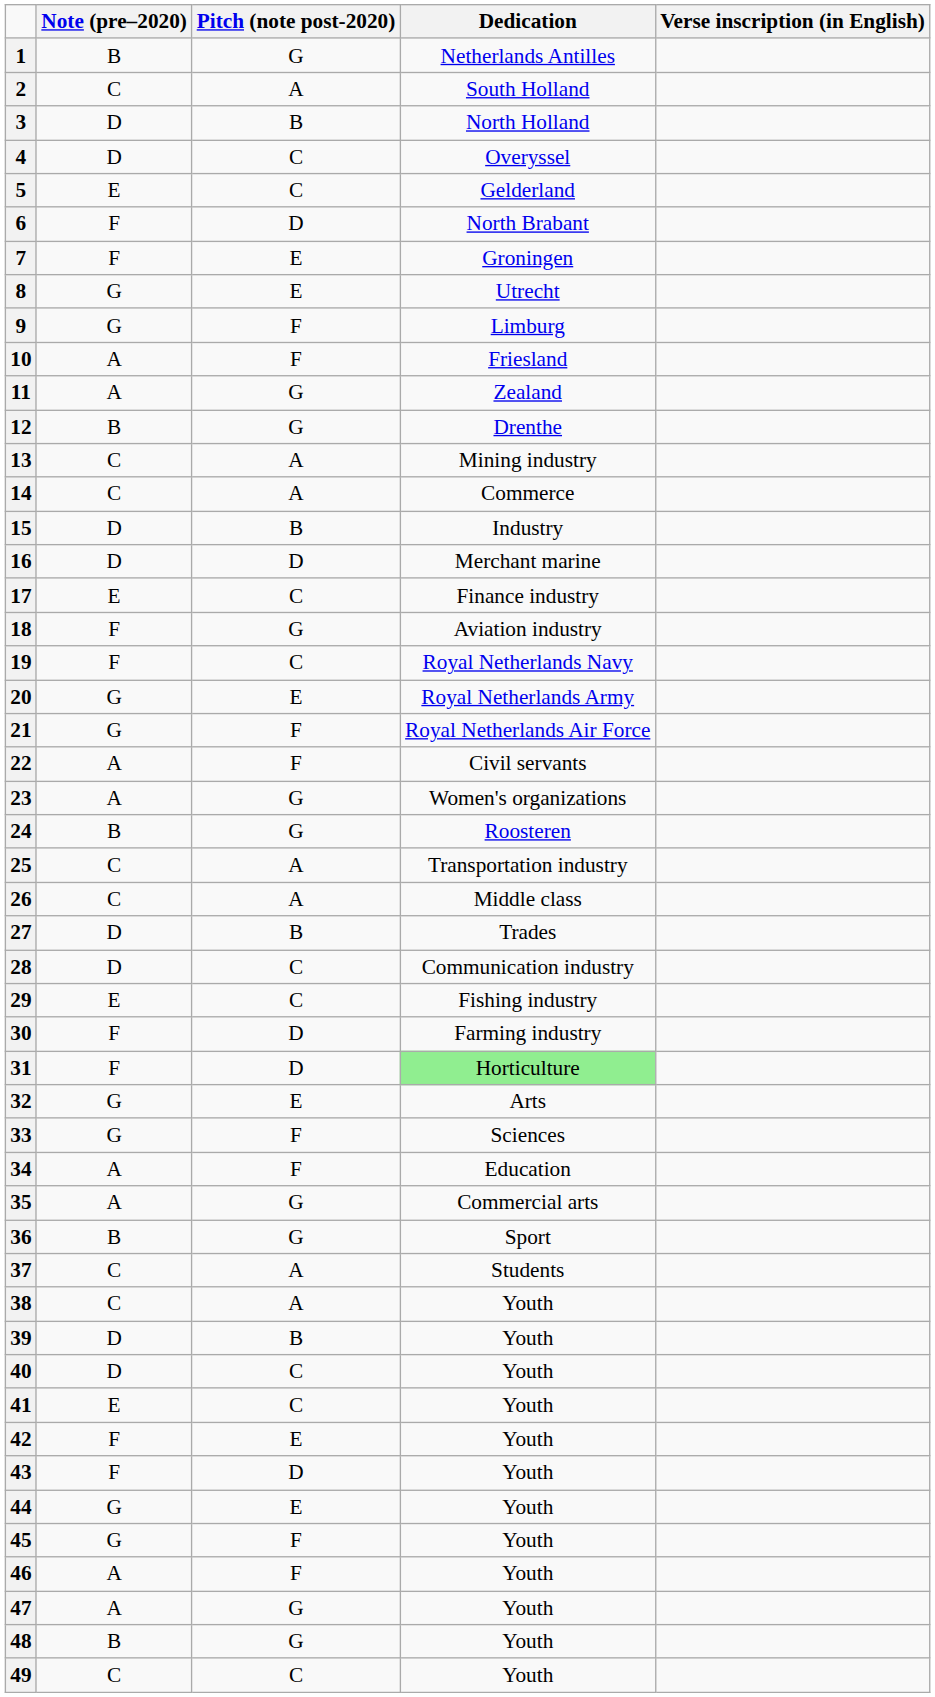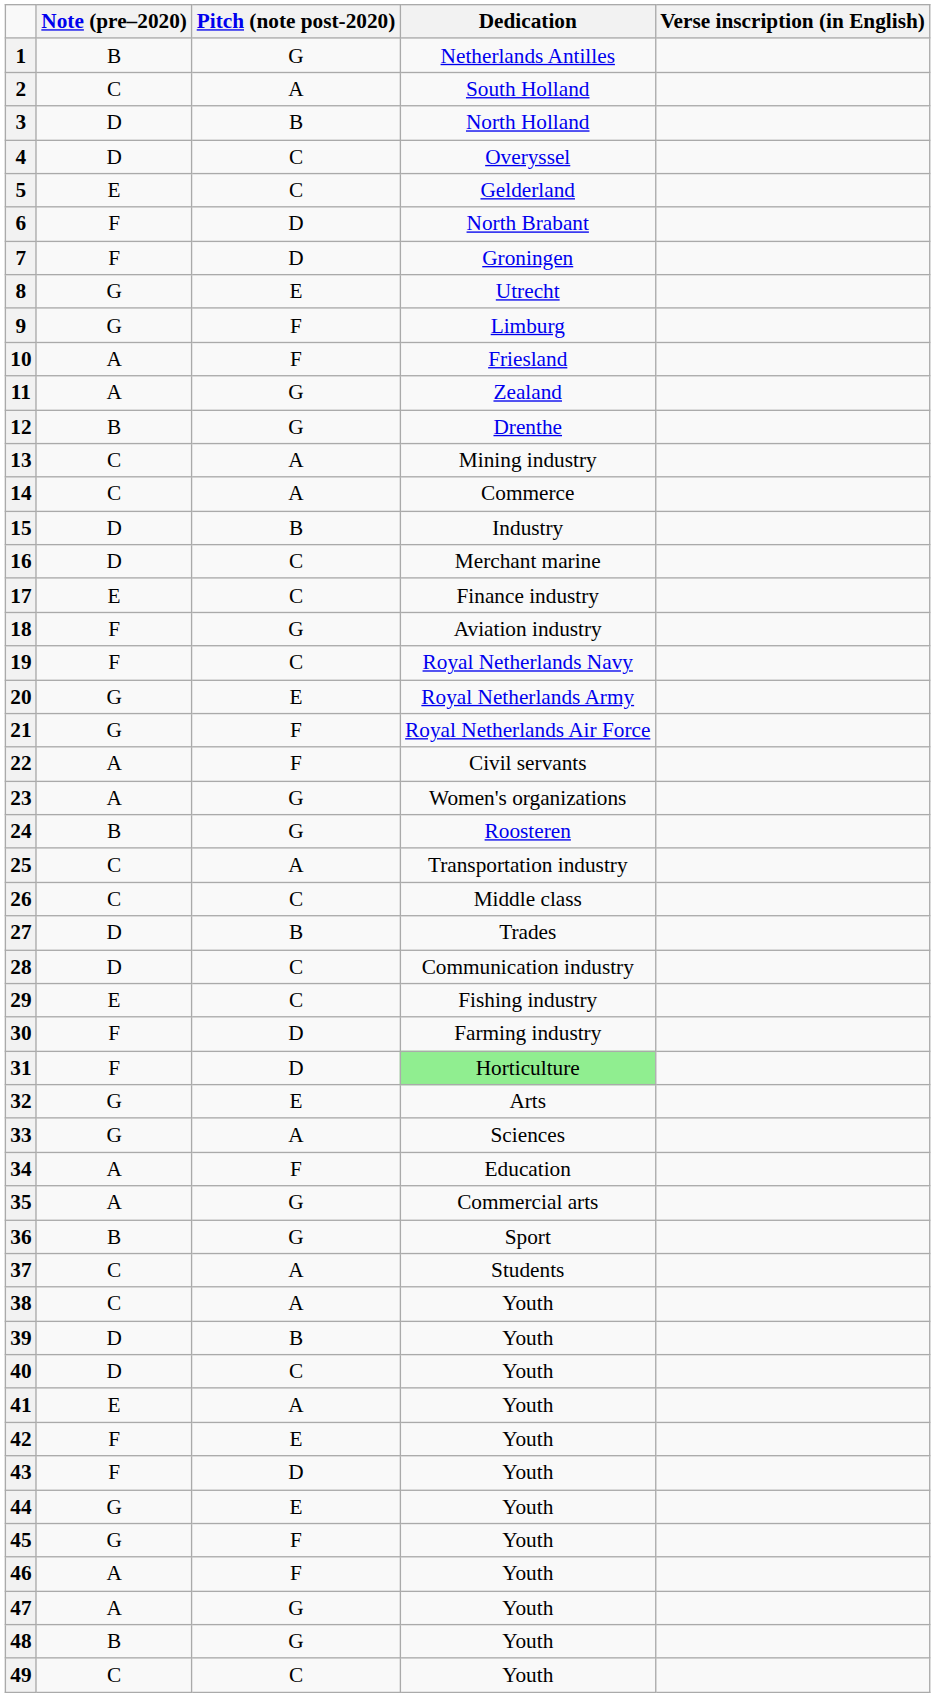(296, 257) E -> (296, 257) D
(296, 561) D -> (296, 561) C
(296, 898) A -> (296, 898) C
(296, 1135) F -> (296, 1135) A
(296, 1405) C -> (296, 1405) A
